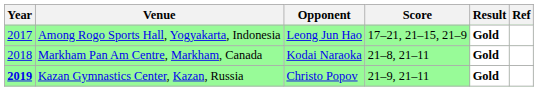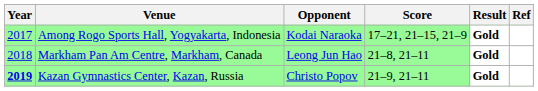(324, 35) Leong Jun Hao -> (324, 35) Kodai Naraoka
(324, 55) Kodai Naraoka -> (324, 55) Leong Jun Hao
